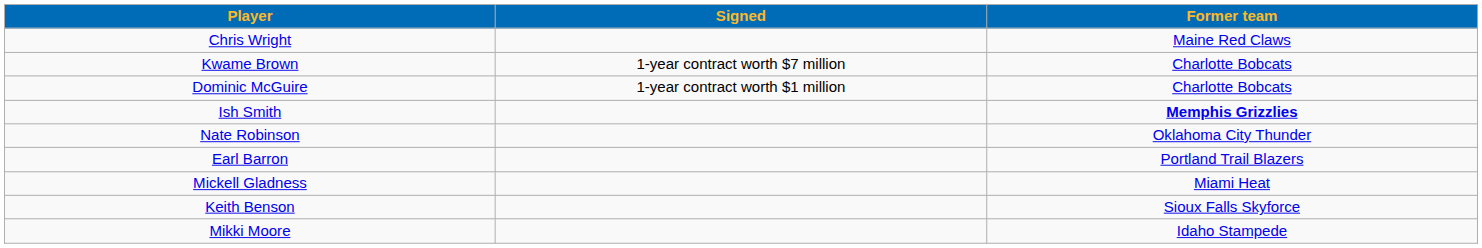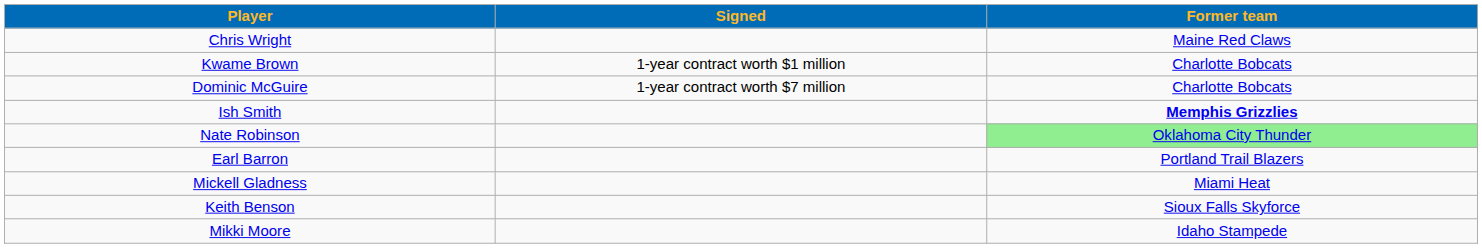(741, 64) 1-year contract worth $7 million -> (741, 64) 1-year contract worth $1 million
(741, 87) 1-year contract worth $1 million -> (741, 87) 1-year contract worth $7 million
(1232, 135) no background -> (1232, 135) lightgreen background
